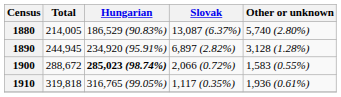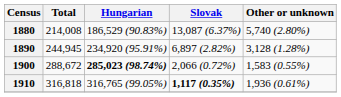(64, 30) 214,005 -> (64, 30) 214,008
(64, 83) 319,818 -> (64, 83) 316,818
(203, 83) normal -> (203, 83) bold
